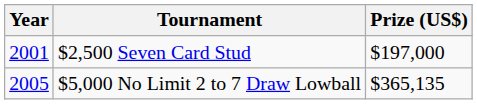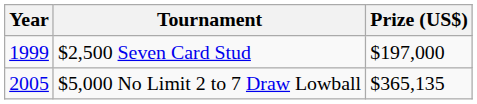(29, 51) 2001 -> (29, 51) 1999
